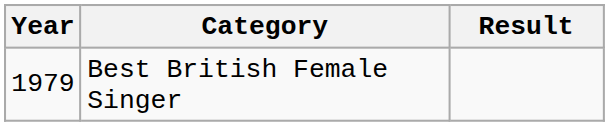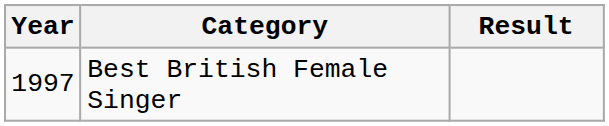(43, 85) 1979 -> (43, 85) 1997
